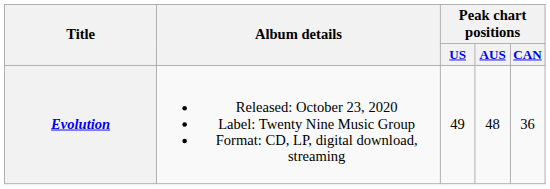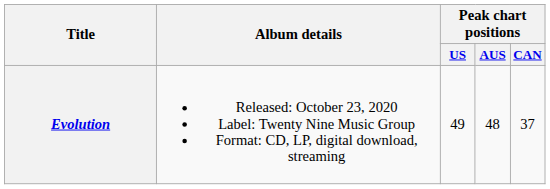(528, 124) 36 -> (528, 124) 37
